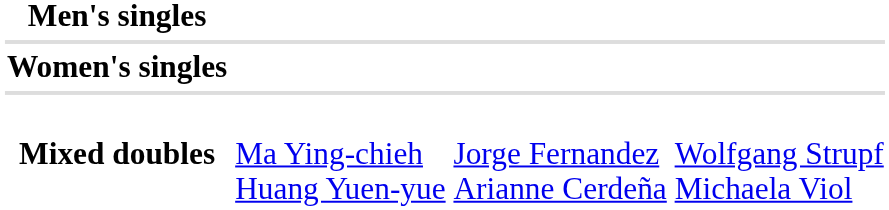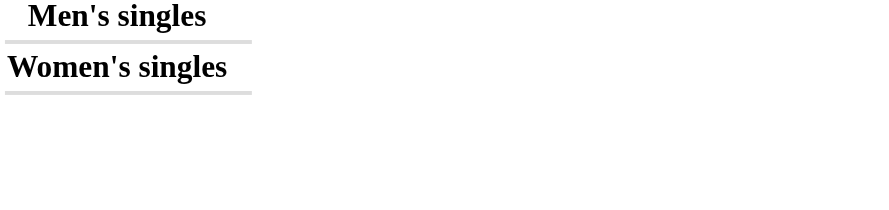- row: (117, 153)
